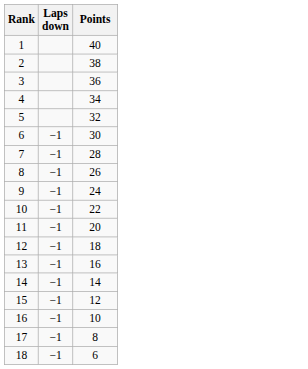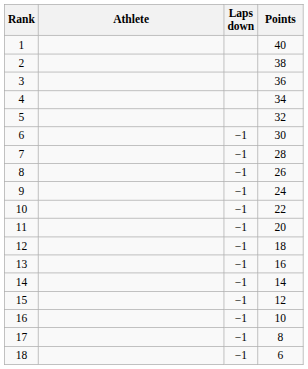+ column: (131, 20)
